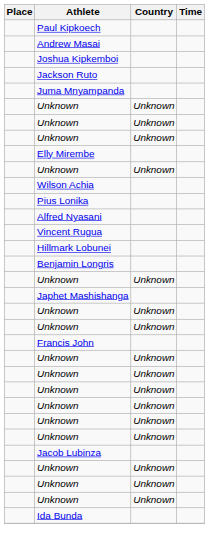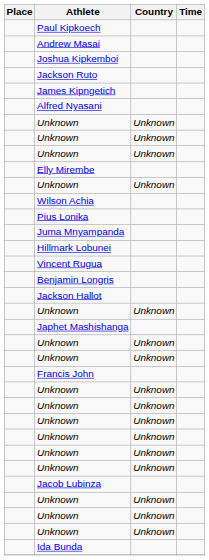+ row: (76, 91)
rows swapped: (69, 216) <-> (81, 91)
rows swapped: (70, 232) <-> (74, 248)
+ row: (69, 295)
